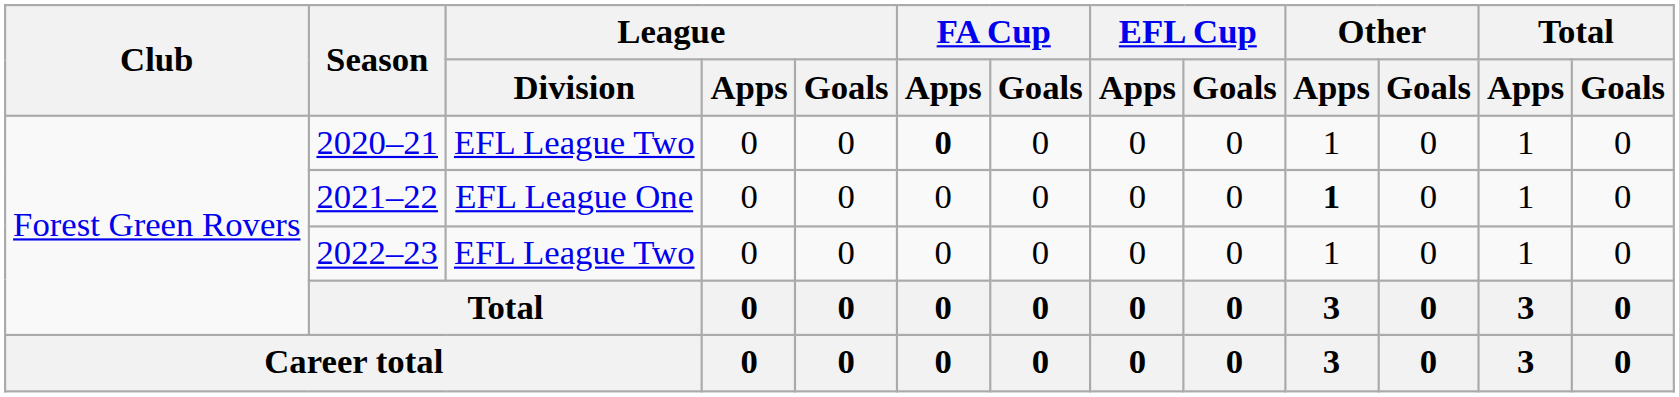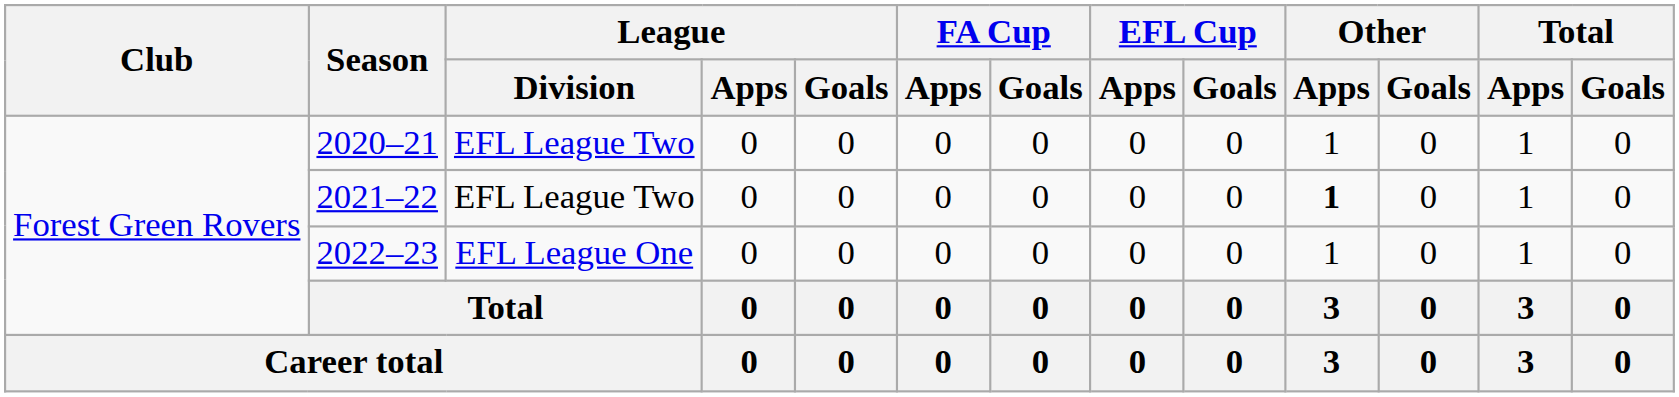(943, 142) bold -> (943, 142) normal
(574, 197) EFL League One -> (574, 197) EFL League Two
(574, 252) EFL League Two -> (574, 252) EFL League One
